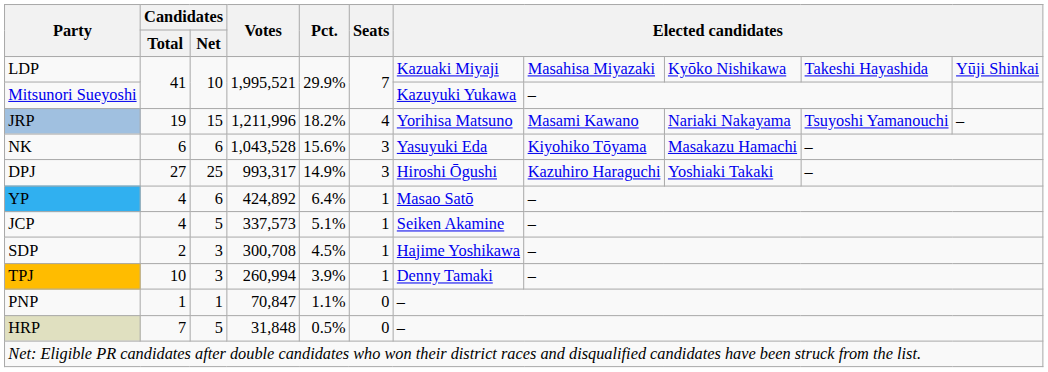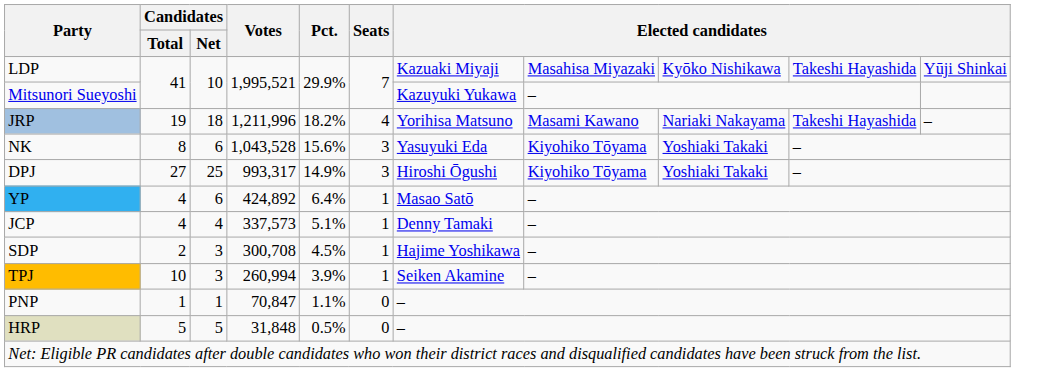(215, 120) 15 -> (215, 120) 18
(877, 120) Tsuyoshi Yamanouchi -> (855, 120) Takeshi Hayashida
(182, 146) 6 -> (182, 146) 8
(733, 146) Masakazu Hamachi -> (715, 146) Yoshiaki Takaki
(594, 172) Kazuhiro Haraguchi -> (587, 172) Kiyohiko Tōyama
(219, 224) 5 -> (219, 224) 4
(451, 224) Seiken Akamine -> (445, 224) Denny Tamaki
(445, 276) Denny Tamaki -> (451, 276) Seiken Akamine
(182, 328) 7 -> (182, 328) 5
